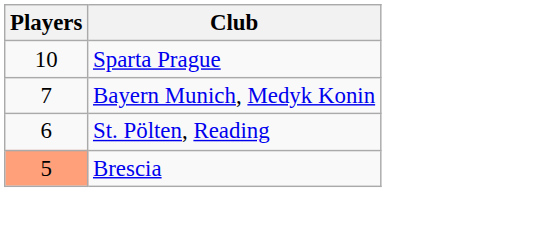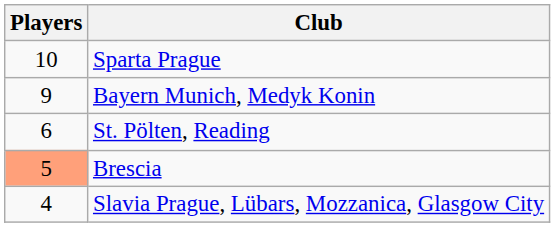(46, 95) 7 -> (46, 95) 9
+ row: (319, 204)
